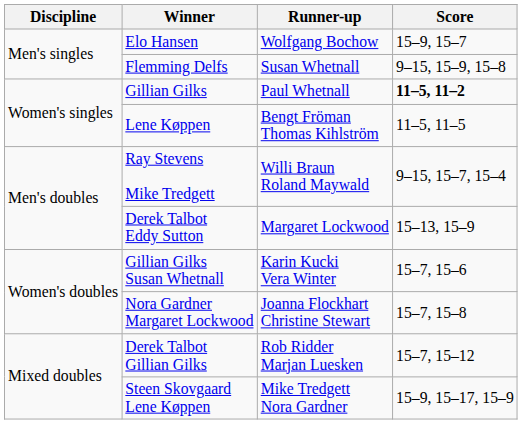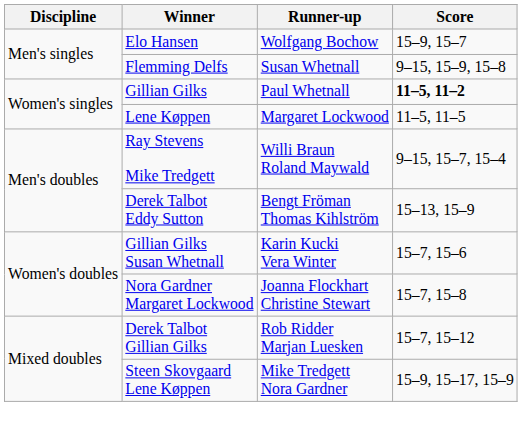(320, 125) Bengt Fröman Thomas Kihlström -> (325, 116) Margaret Lockwood
(325, 227) Margaret Lockwood -> (320, 210) Bengt Fröman Thomas Kihlström
